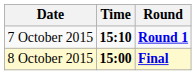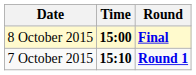rows swapped: (50, 37) <-> (50, 59)
